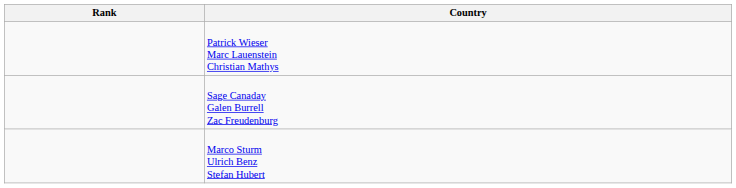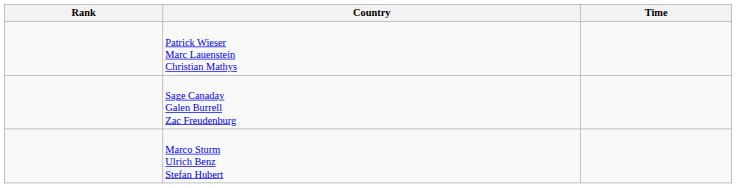+ column: (656, 13)
